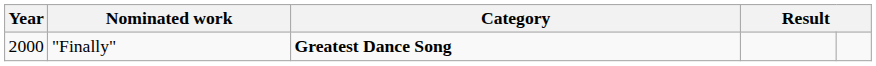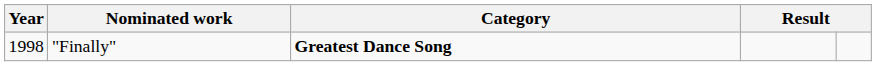(26, 46) 2000 -> (26, 46) 1998
